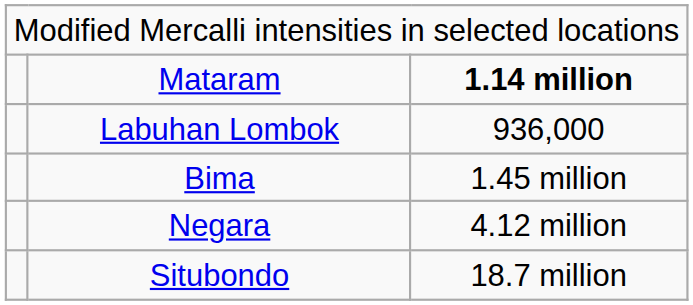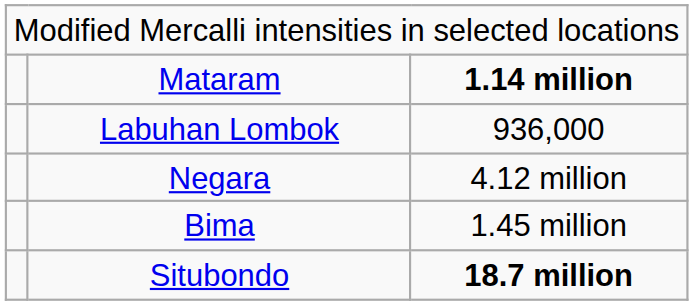rows swapped: (220, 177) <-> (220, 226)
(549, 275) normal -> (549, 275) bold
